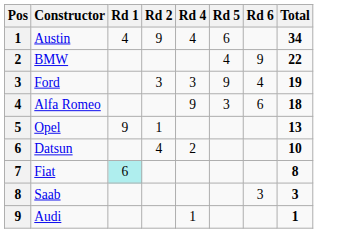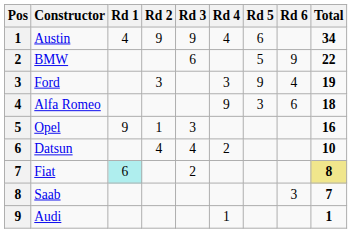+ column: (193, 16)
(226, 60) 4 -> (260, 60) 5
(295, 127) 13 -> (329, 127) 16
(295, 172) no background -> (329, 172) khaki background
(295, 194) 3 -> (329, 194) 7
